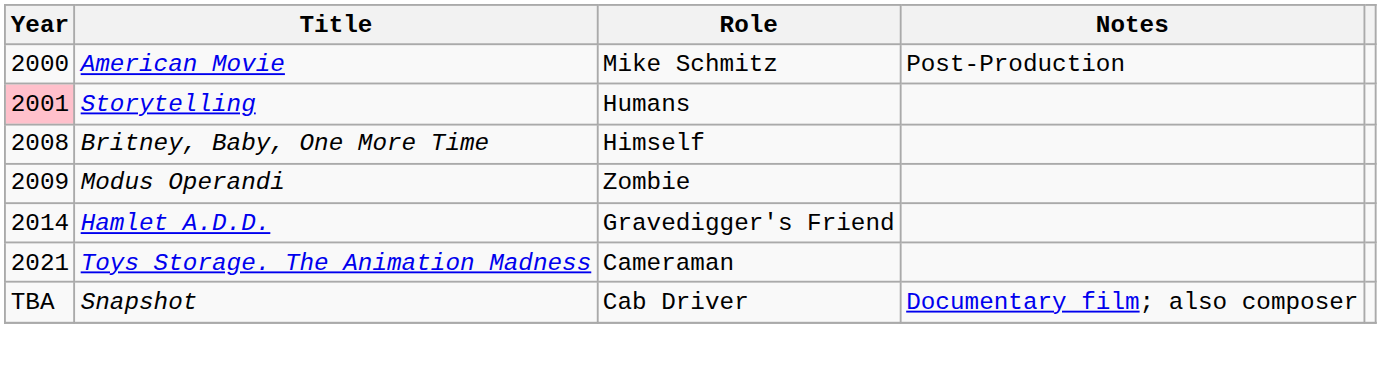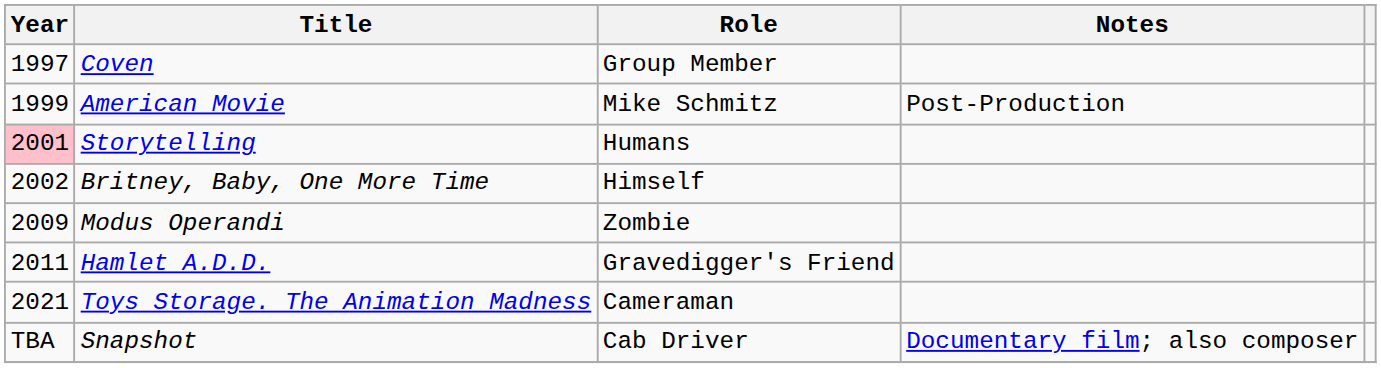+ row: (117, 64)
(40, 64) 2000 -> (40, 104) 1999
(40, 144) 2008 -> (40, 183) 2002
(40, 223) 2014 -> (40, 262) 2011
